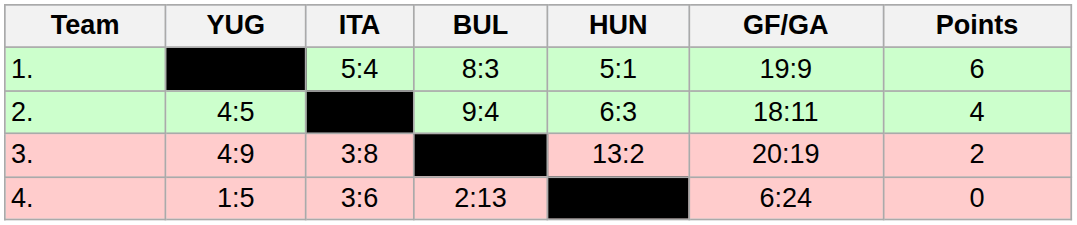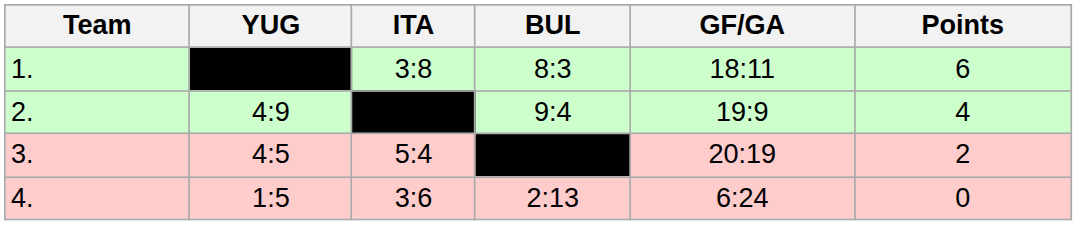- column: (618, 25)
(360, 68) 5:4 -> (414, 68) 3:8
(786, 68) 19:9 -> (742, 68) 18:11
(236, 111) 4:5 -> (271, 111) 4:9
(786, 111) 18:11 -> (742, 111) 19:9
(236, 154) 4:9 -> (271, 154) 4:5
(360, 154) 3:8 -> (414, 154) 5:4
